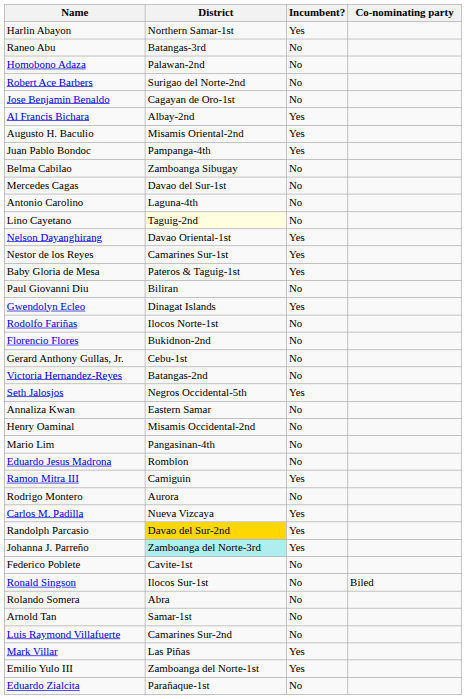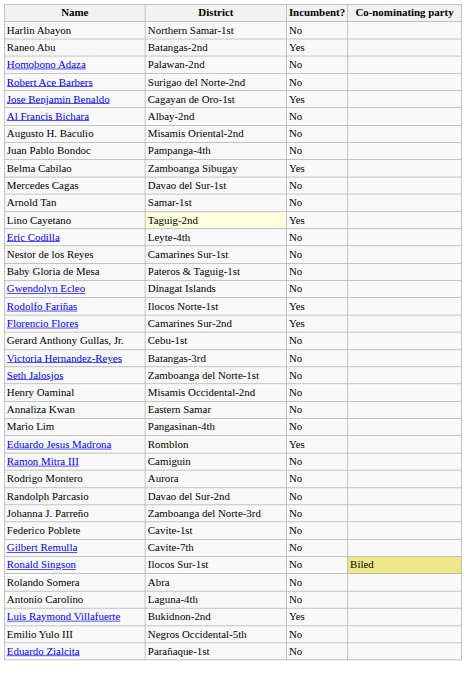(297, 30) Yes -> (296, 30) No
(177, 47) Batangas-3rd -> (178, 47) Batangas-2nd
(296, 47) No -> (297, 47) Yes
(296, 99) No -> (297, 99) Yes
(297, 116) Yes -> (296, 116) No
(297, 133) Yes -> (296, 133) No
(297, 151) Yes -> (296, 151) No
(296, 168) No -> (297, 168) Yes
rows swapped: (45, 202) <-> (32, 617)
(296, 220) No -> (297, 220) Yes
+ row: (33, 237)
- row: (54, 237)
(297, 254) Yes -> (296, 254) No
(297, 271) Yes -> (296, 271) No
- row: (48, 289)
(297, 306) Yes -> (296, 289) No
(296, 323) No -> (297, 306) Yes
(179, 340) Bukidnon-2nd -> (190, 323) Camarines Sur-2nd
(296, 340) No -> (297, 323) Yes
(178, 375) Batangas-2nd -> (177, 358) Batangas-3rd
(197, 392) Negros Occidental-5th -> (203, 375) Zamboanga del Norte-1st
(297, 392) Yes -> (296, 375) No
rows swapped: (41, 409) <-> (41, 427)
(296, 461) No -> (297, 444) Yes
(297, 479) Yes -> (296, 461) No
- row: (45, 513)
(189, 530) gold background -> (189, 496) no background
(297, 530) Yes -> (296, 496) No
(204, 548) paleturquoise background -> (204, 513) no background
(297, 548) Yes -> (296, 513) No
+ row: (42, 548)
(362, 582) no background -> (362, 565) khaki background
(190, 634) Camarines Sur-2nd -> (179, 617) Bukidnon-2nd
(296, 634) No -> (297, 617) Yes
- row: (32, 651)
(203, 668) Zamboanga del Norte-1st -> (197, 634) Negros Occidental-5th
(297, 668) Yes -> (296, 634) No
